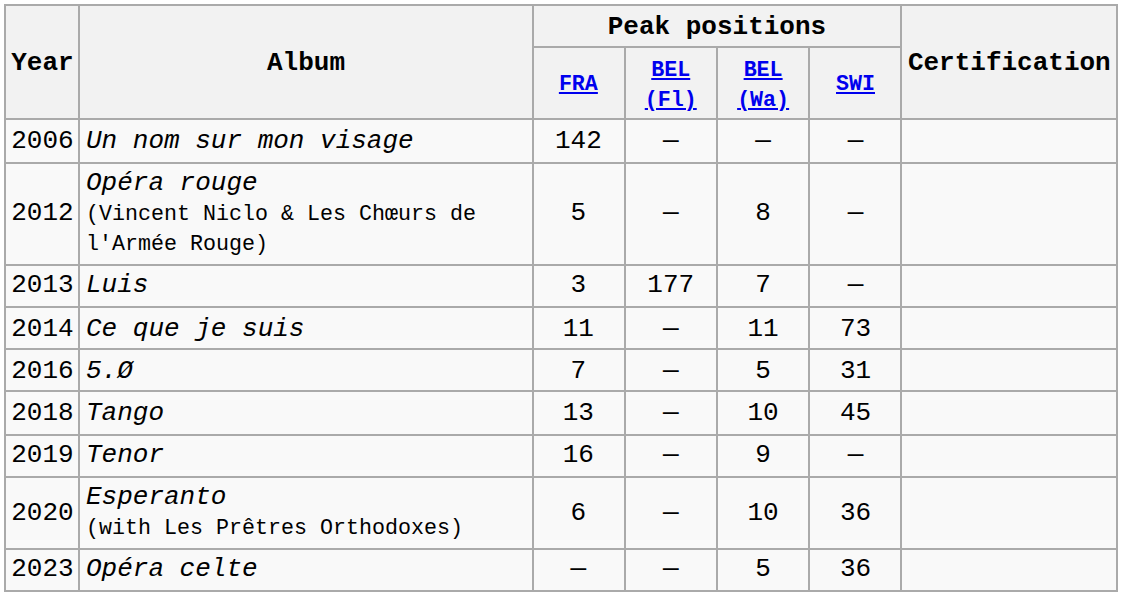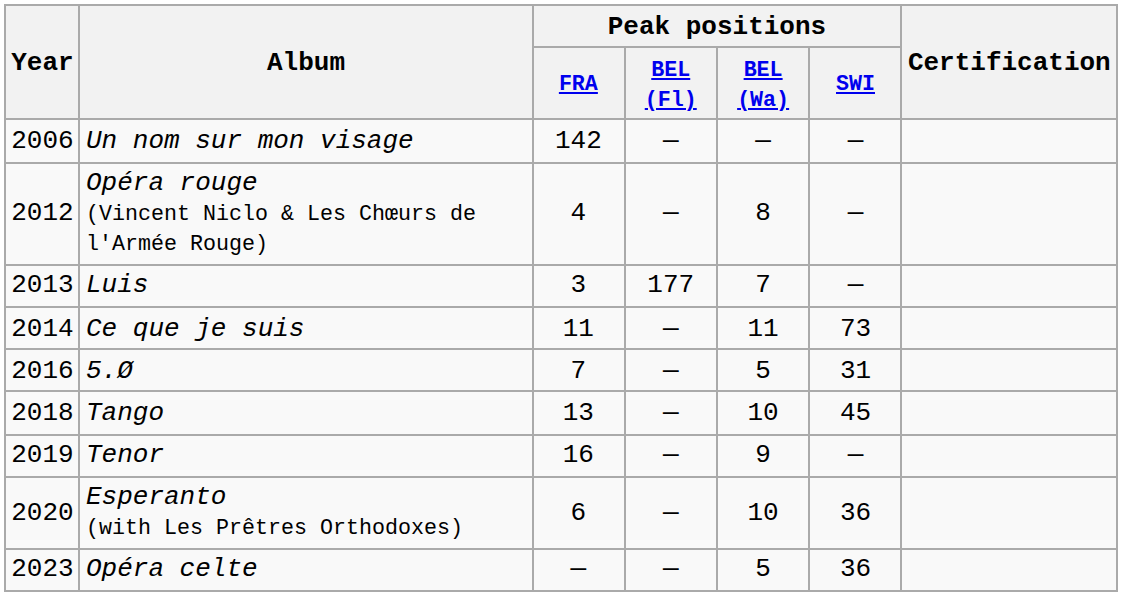(578, 213) 5 -> (578, 213) 4
